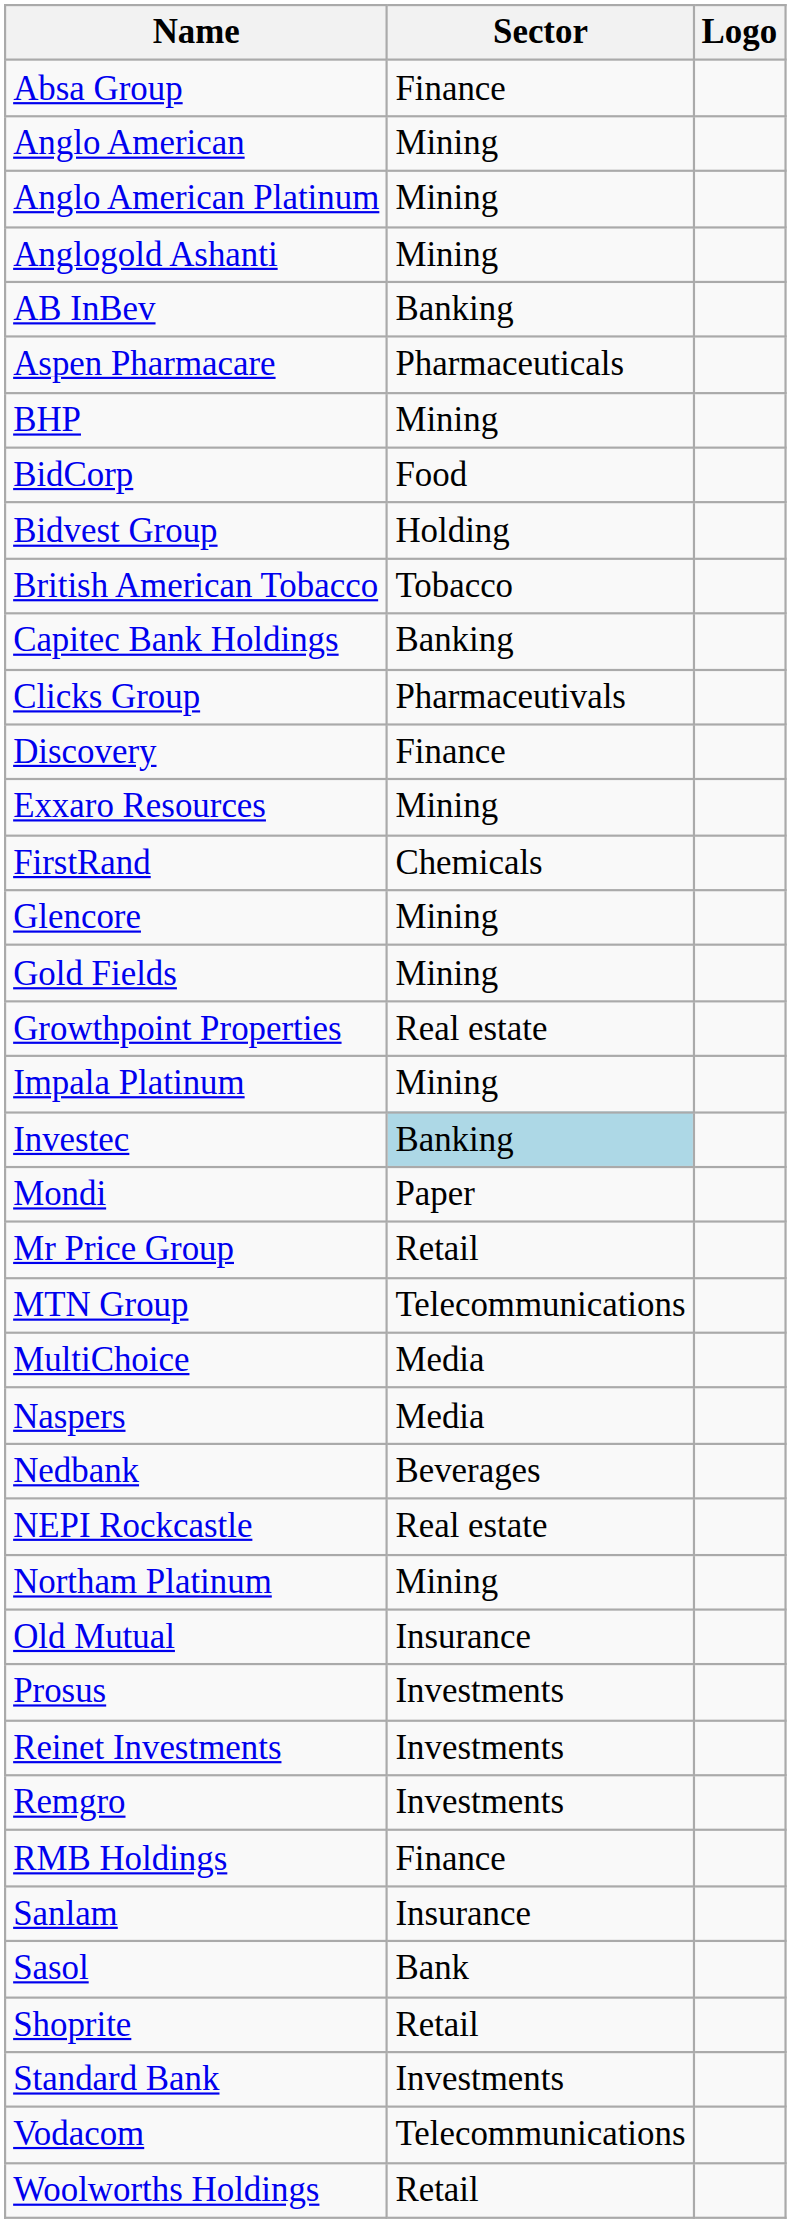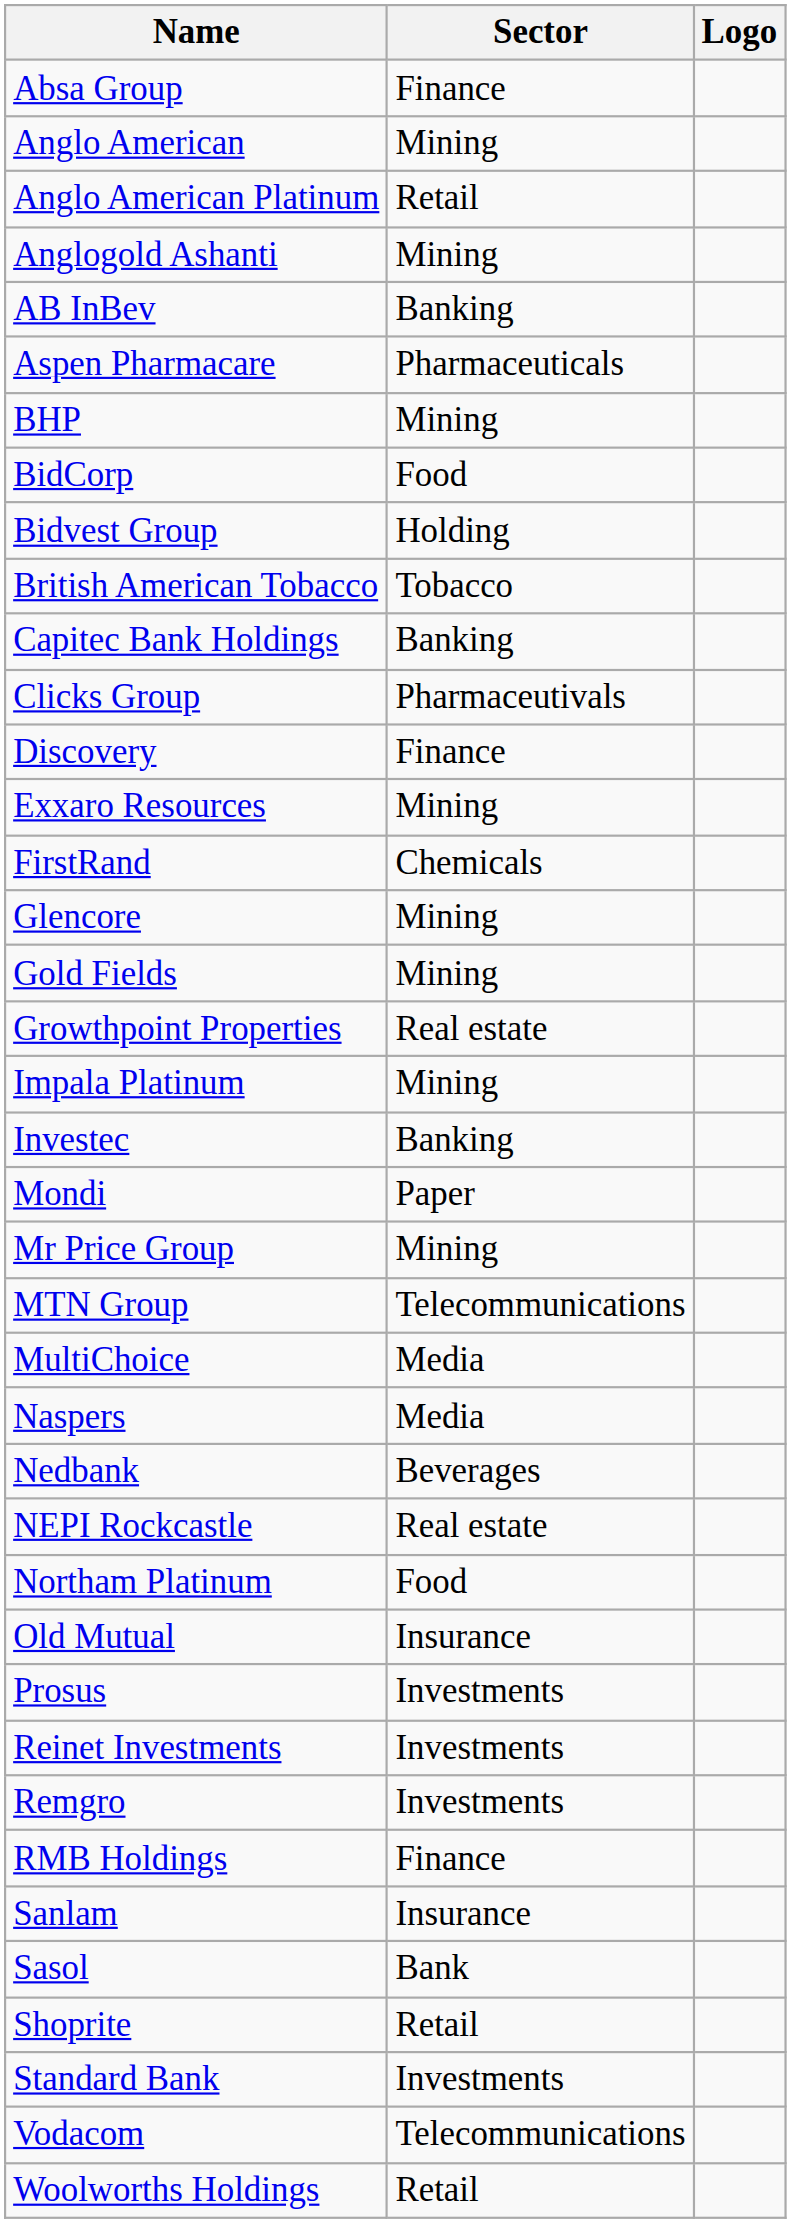(447, 198) Mining -> (437, 198) Retail
(455, 1138) lightblue background -> (455, 1138) no background
(437, 1249) Retail -> (447, 1249) Mining
(447, 1581) Mining -> (431, 1581) Food
